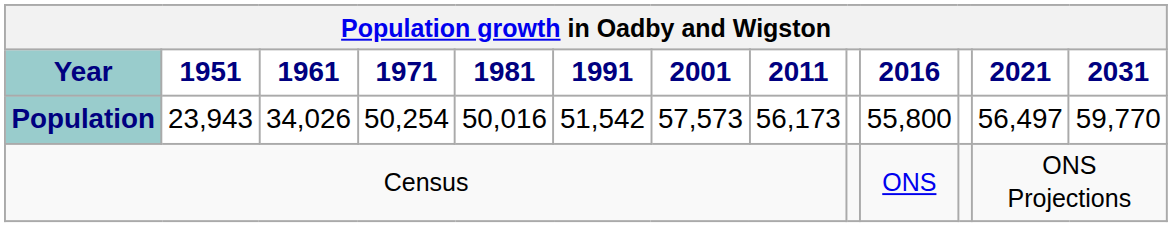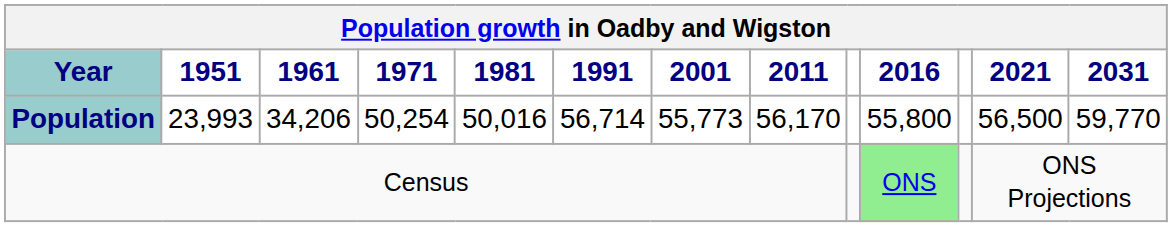(210, 119) 23,943 -> (210, 119) 23,993
(308, 119) 34,026 -> (308, 119) 34,206
(602, 119) 51,542 -> (602, 119) 56,714
(700, 119) 57,573 -> (700, 119) 55,773
(798, 119) 56,173 -> (798, 119) 56,170
(1020, 119) 56,497 -> (1020, 119) 56,500
(909, 182) no background -> (909, 182) lightgreen background
